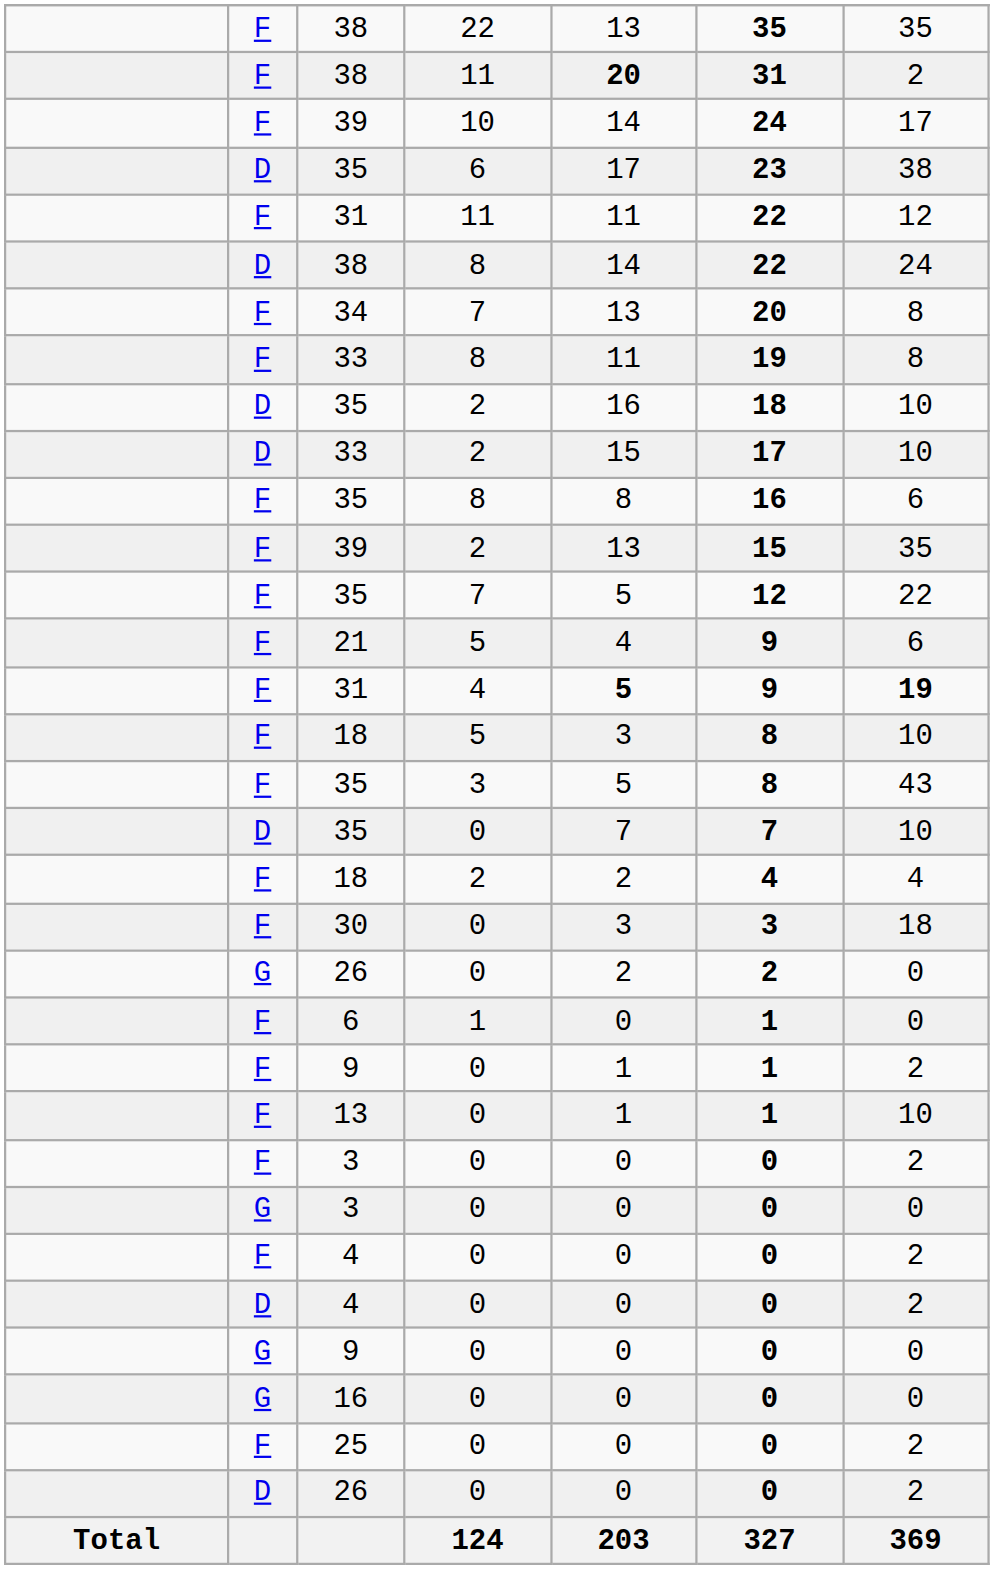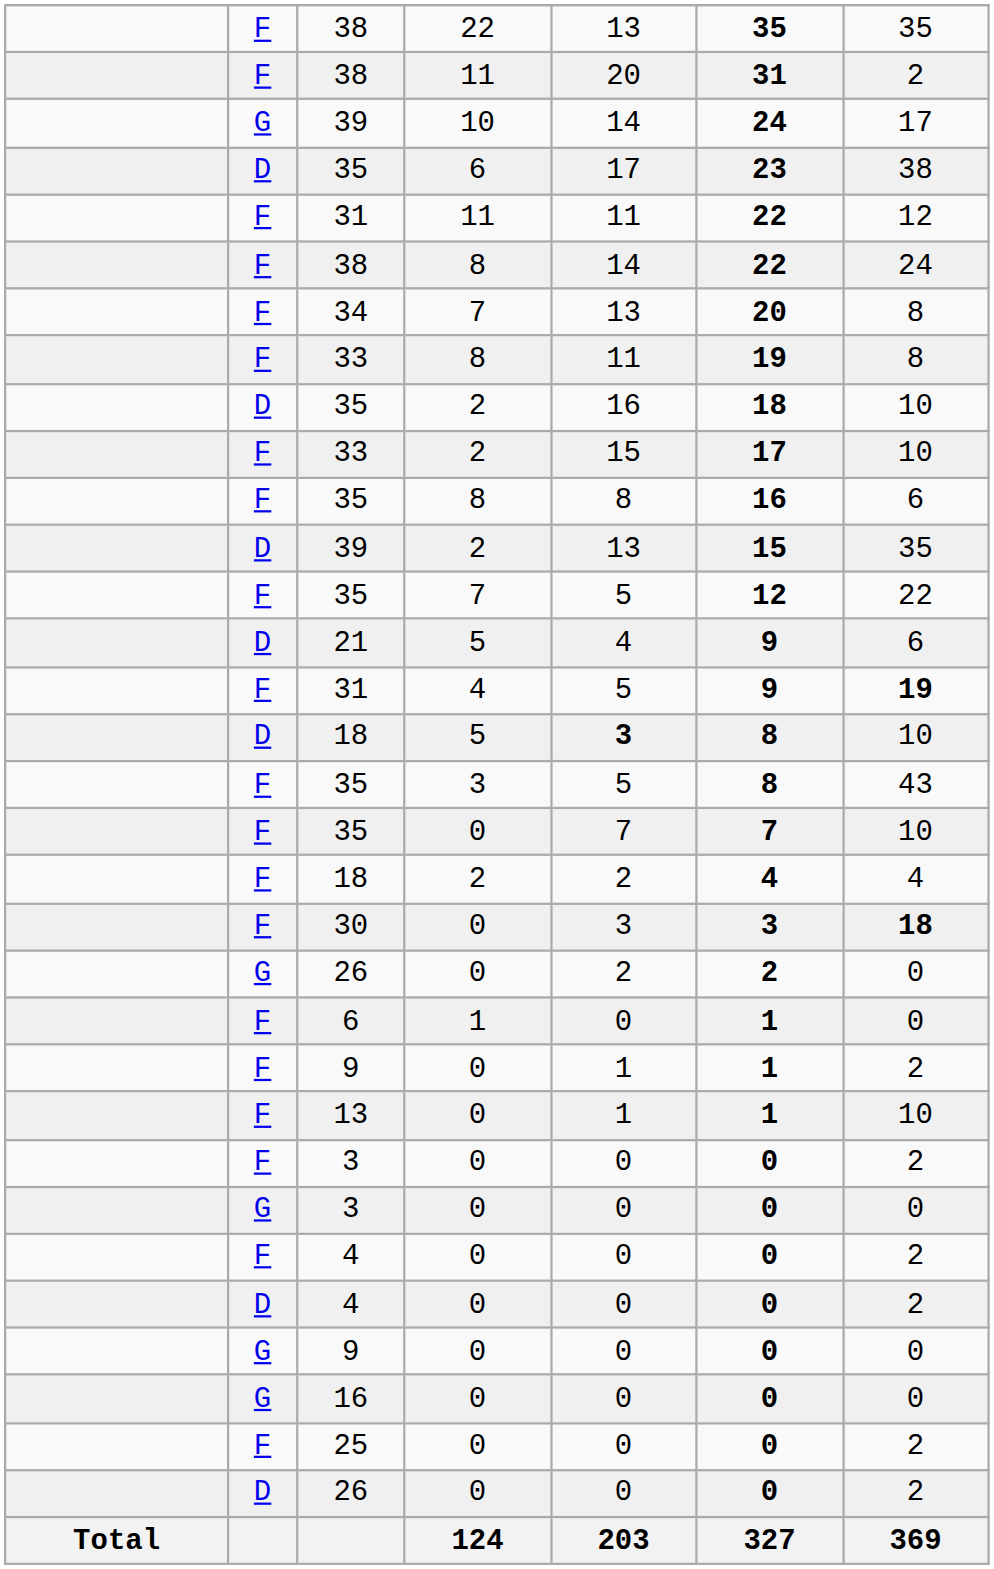(624, 76) bold -> (624, 76) normal
(263, 123) F -> (263, 123) G
(263, 265) D -> (263, 265) F
(263, 454) D -> (263, 454) F
(263, 548) F -> (263, 548) D
(263, 643) F -> (263, 643) D
(624, 690) bold -> (624, 690) normal
(263, 737) F -> (263, 737) D
(624, 737) normal -> (624, 737) bold
(263, 832) D -> (263, 832) F
(915, 926) normal -> (915, 926) bold
